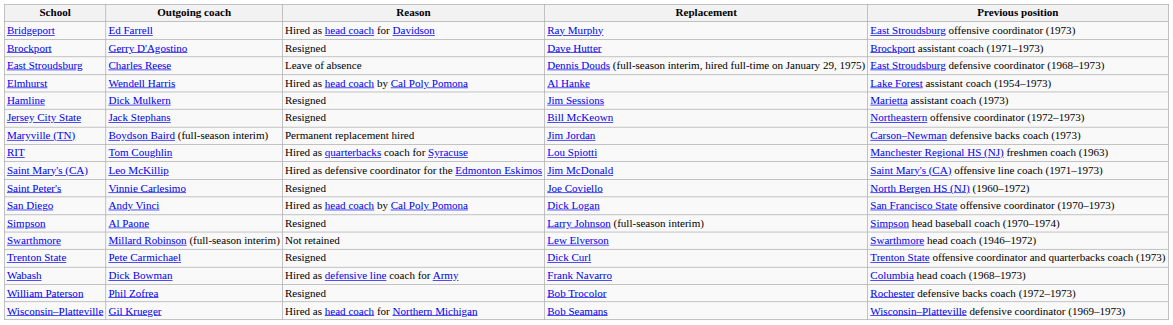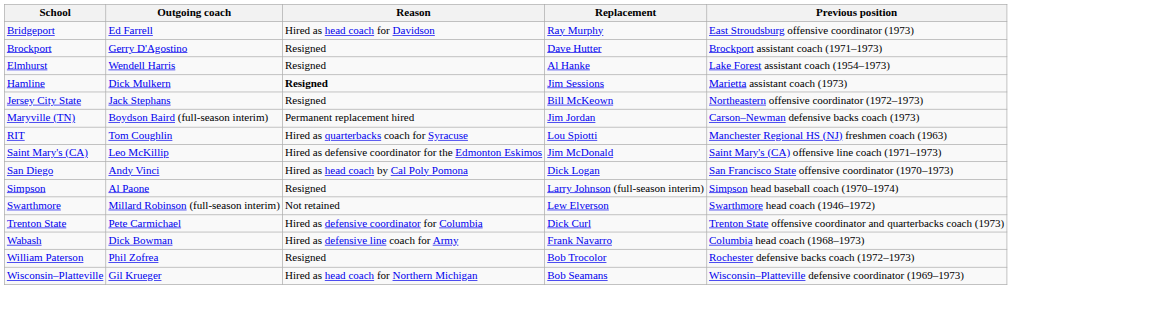- row: (45, 65)
(376, 83) Hired as head coach by Cal Poly Pomona -> (305, 65) Resigned
(305, 100) normal -> (306, 83) bold
- row: (34, 188)
(305, 258) Resigned -> (384, 223) Hired as defensive coordinator for Columbia
